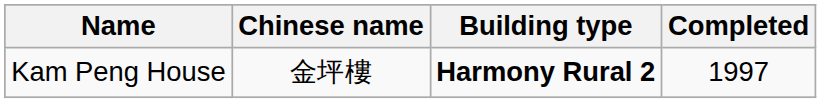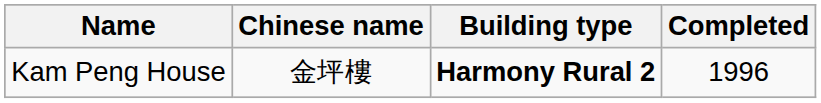(739, 72) 1997 -> (739, 72) 1996
